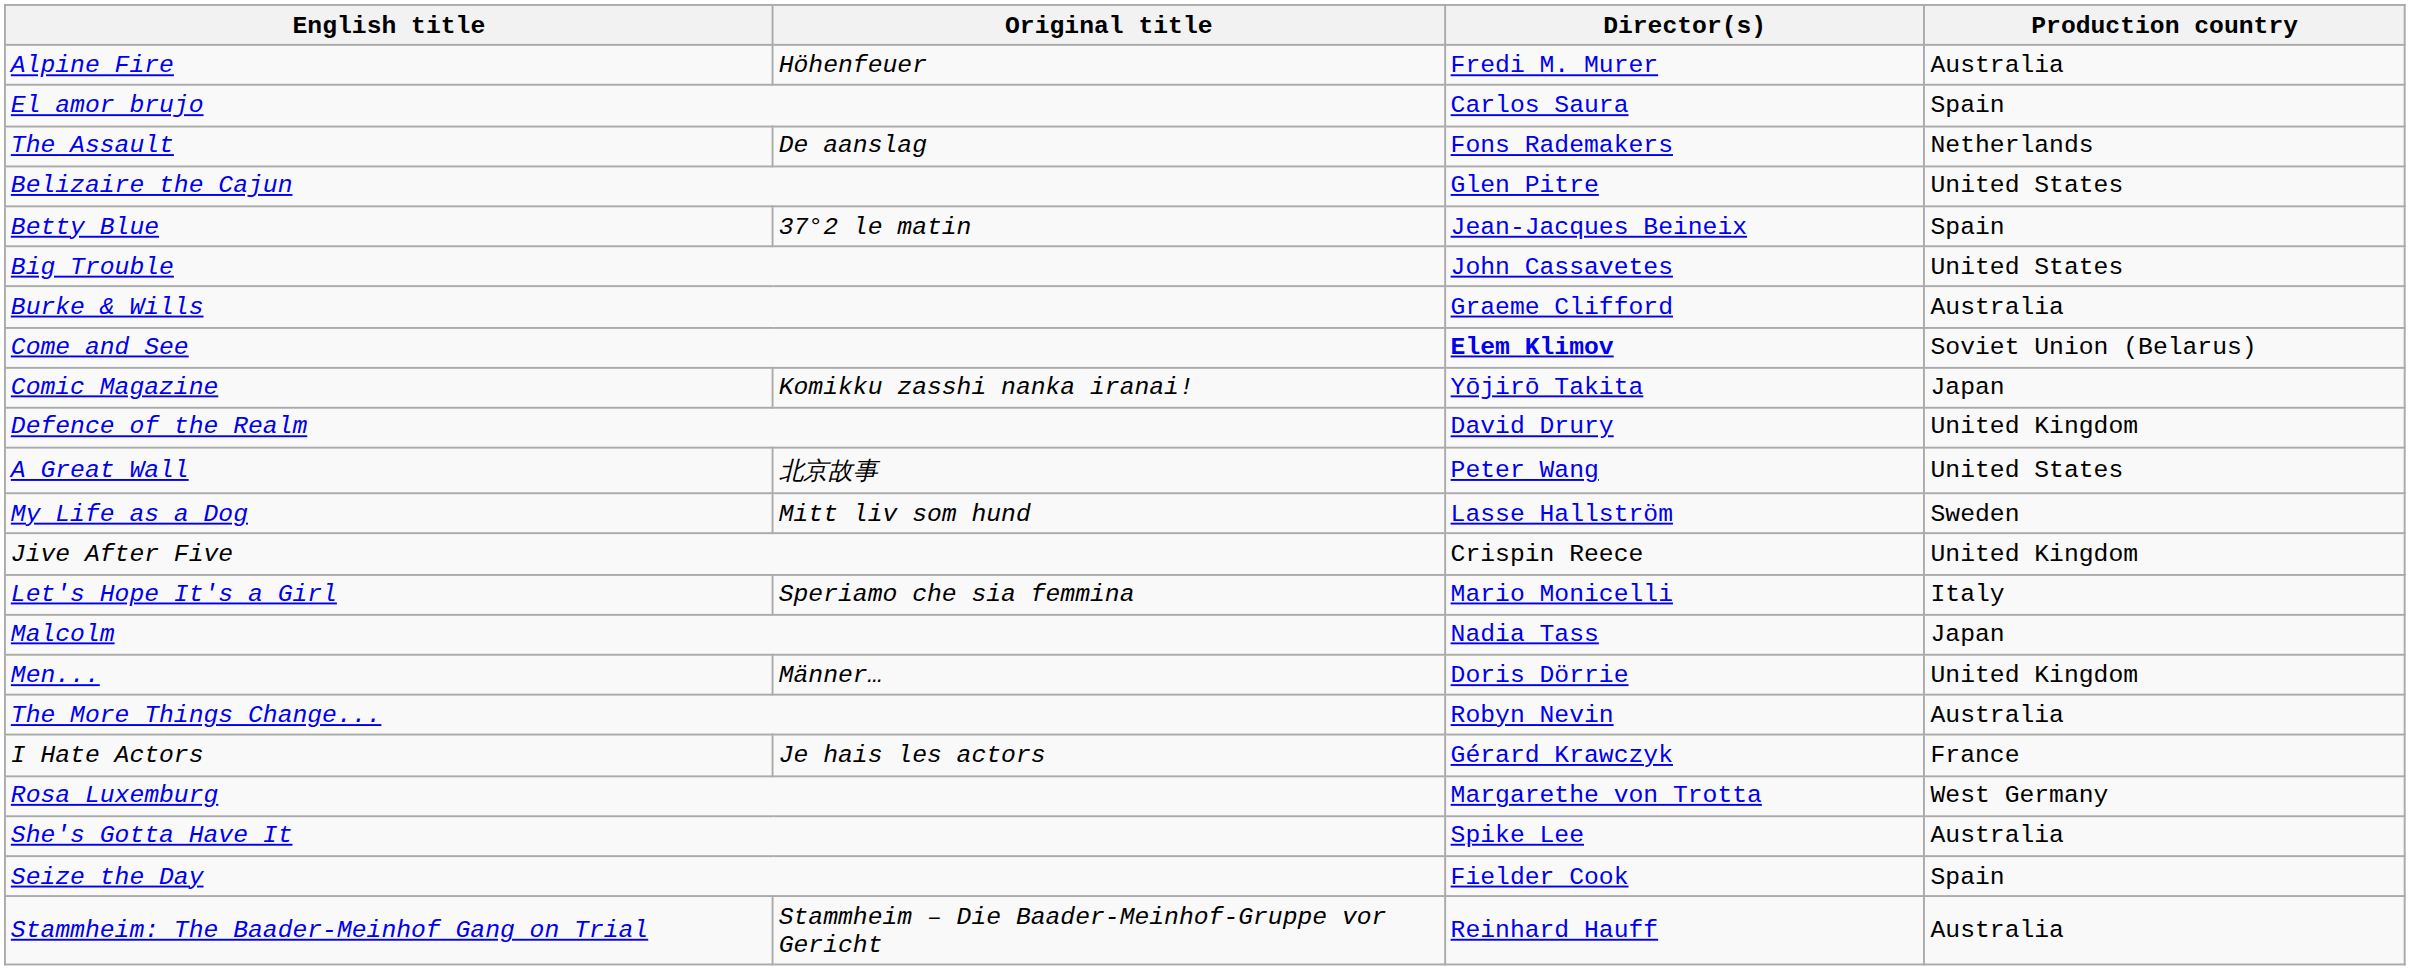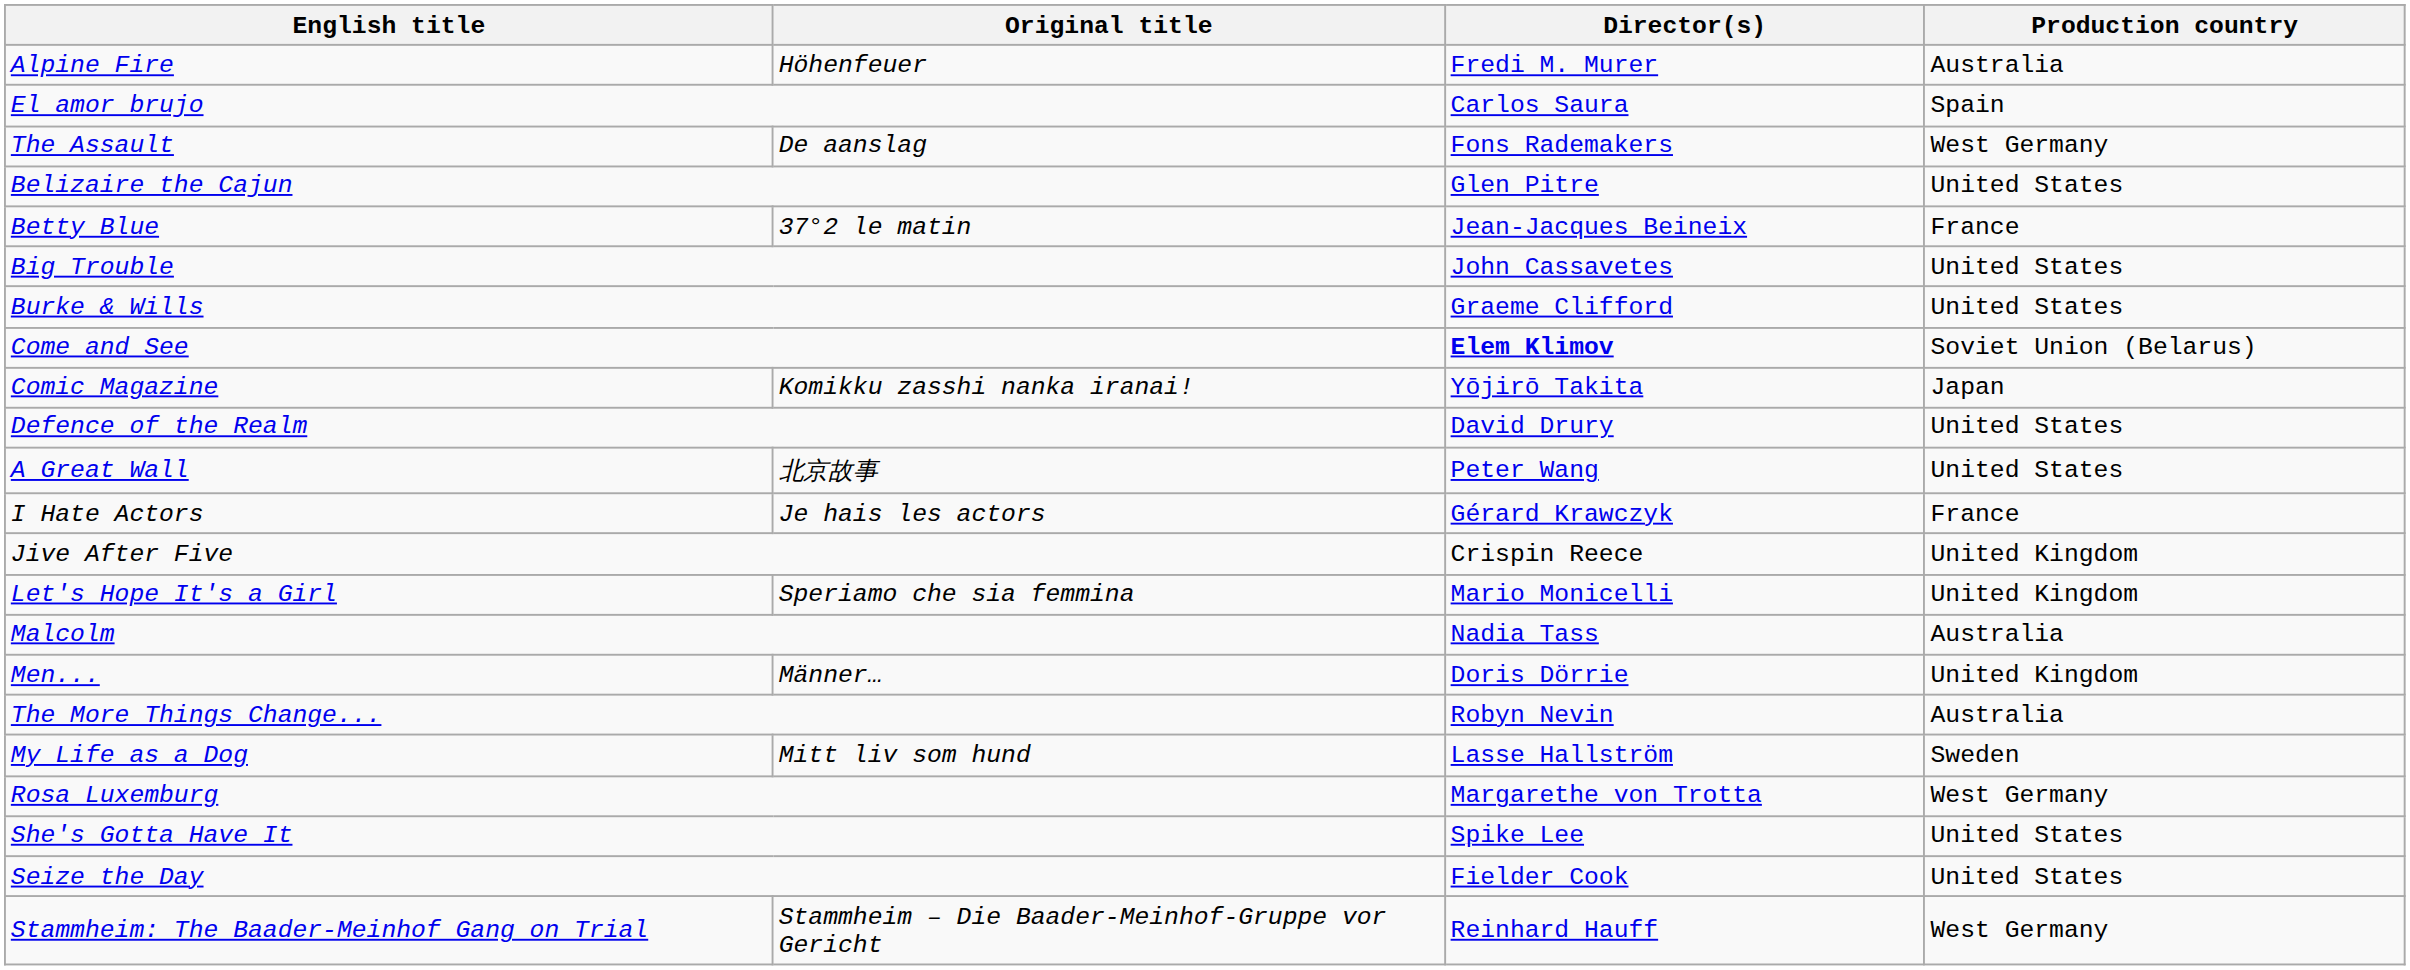(2012, 146) Netherlands -> (2019, 146) West Germany
(1968, 226) Spain -> (1975, 226) France
(1997, 307) Australia -> (2027, 307) United States
(2034, 428) United Kingdom -> (2027, 428) United States
rows swapped: (107, 755) <-> (129, 514)
(1968, 594) Italy -> (2034, 594) United Kingdom
(1968, 635) Japan -> (1997, 635) Australia
(1997, 836) Australia -> (2027, 836) United States
(1968, 876) Spain -> (2027, 876) United States
(1997, 931) Australia -> (2019, 931) West Germany
